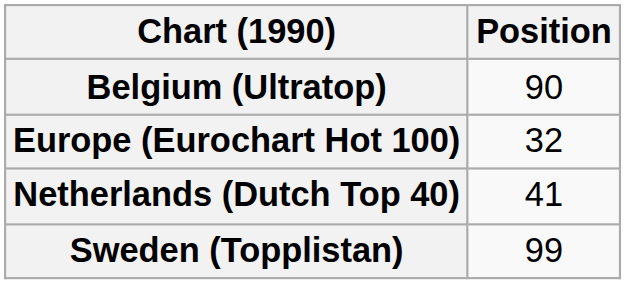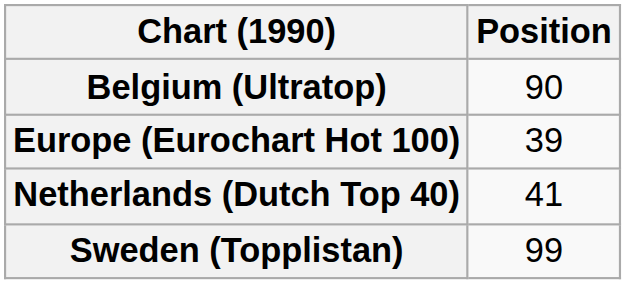(544, 140) 32 -> (544, 140) 39
